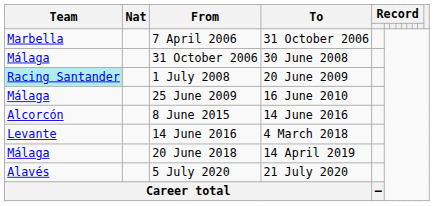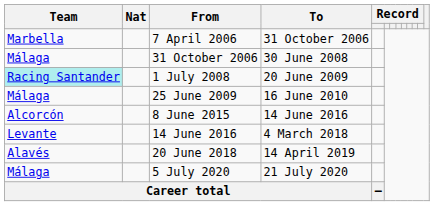(28, 153) Málaga -> (28, 153) Alavés
(28, 172) Alavés -> (28, 172) Málaga
